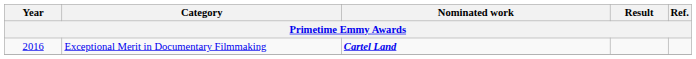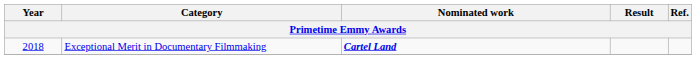(33, 46) 2016 -> (33, 46) 2018
